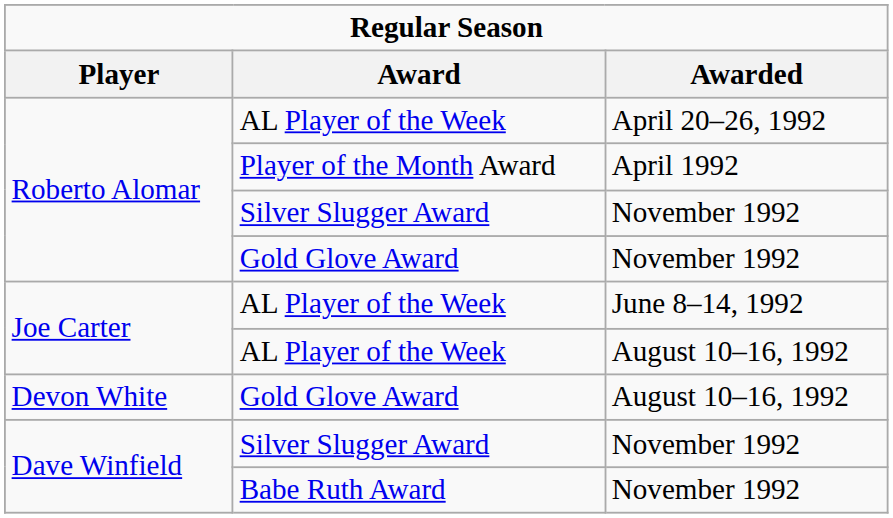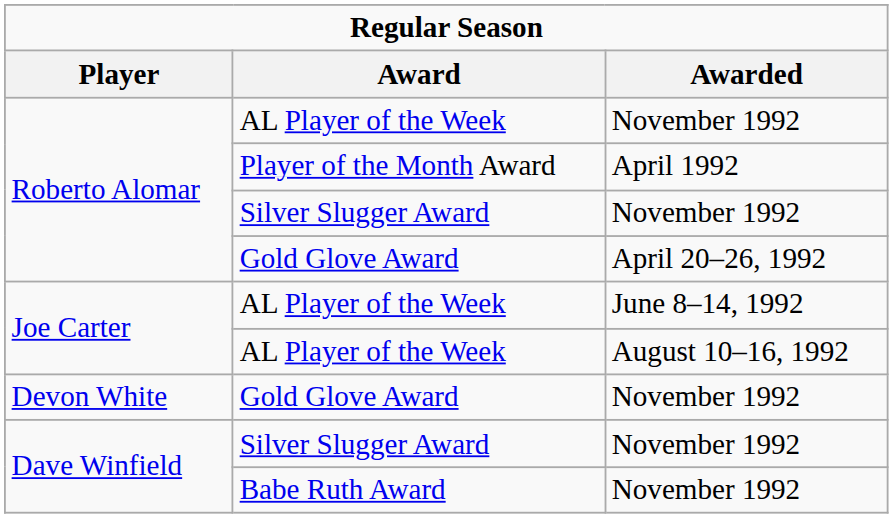(719, 119) April 20–26, 1992 -> (706, 119) November 1992
(706, 258) November 1992 -> (719, 258) April 20–26, 1992
(730, 397) August 10–16, 1992 -> (706, 397) November 1992
